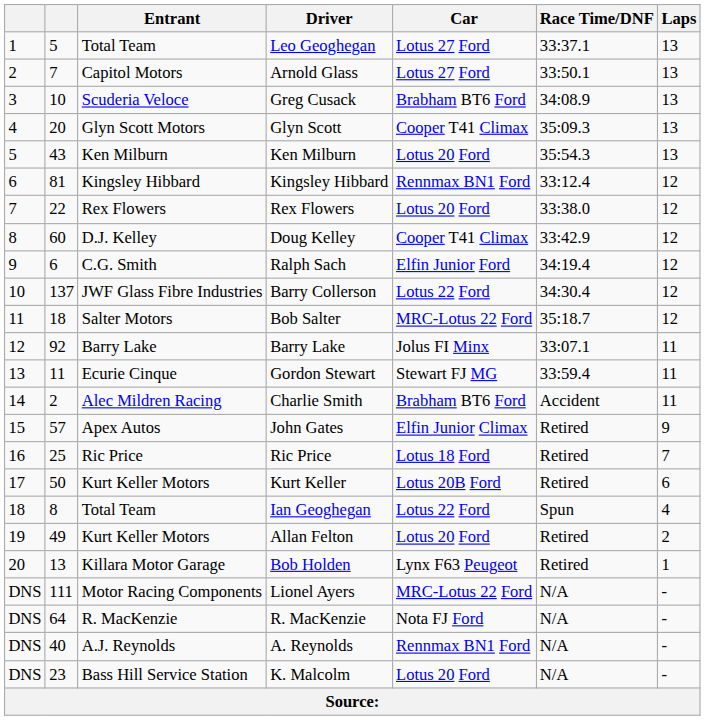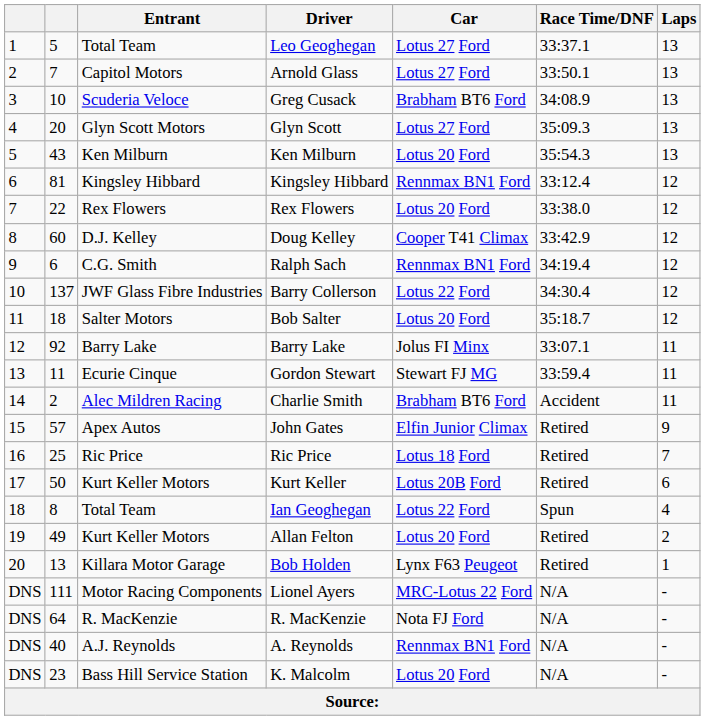(462, 127) Cooper T41 Climax -> (443, 127) Lotus 27 Ford
(453, 264) Elfin Junior Ford -> (463, 264) Rennmax BN1 Ford
(464, 318) MRC-Lotus 22 Ford -> (443, 318) Lotus 20 Ford
